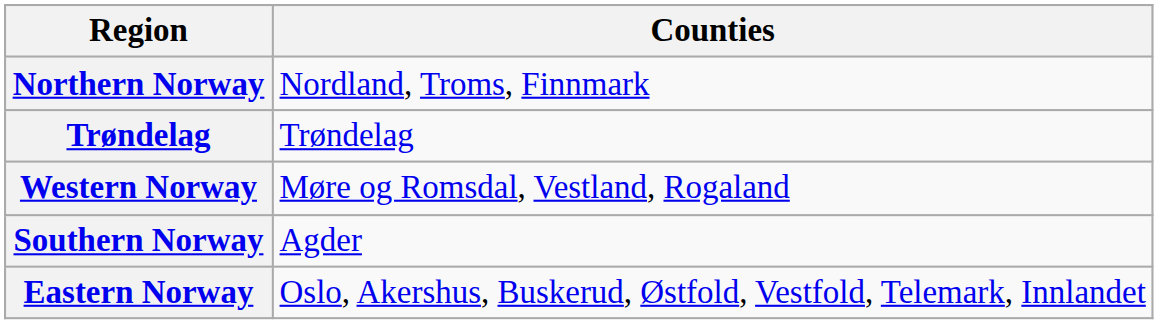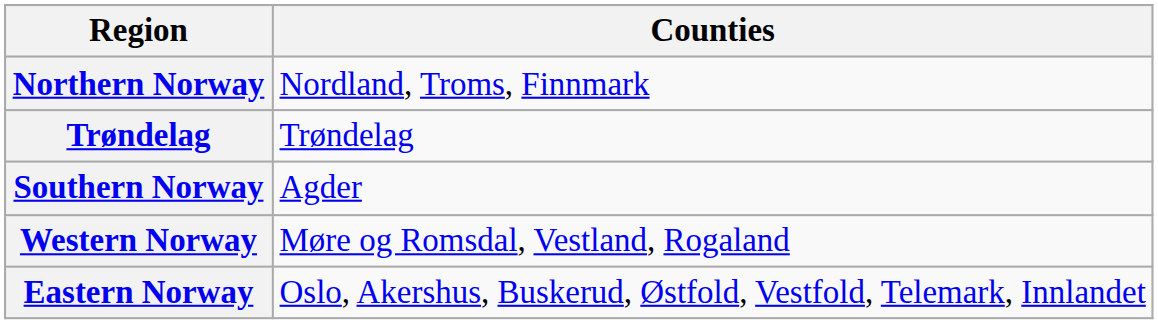rows swapped: (138, 187) <-> (138, 239)
